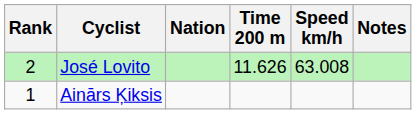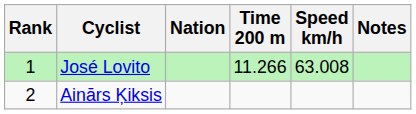(30, 66) 2 -> (30, 66) 1
(260, 66) 11.626 -> (260, 66) 11.266
(30, 94) 1 -> (30, 94) 2
